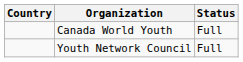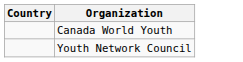- column: (216, 13)
